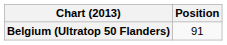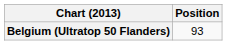(197, 31) 91 -> (197, 31) 93
